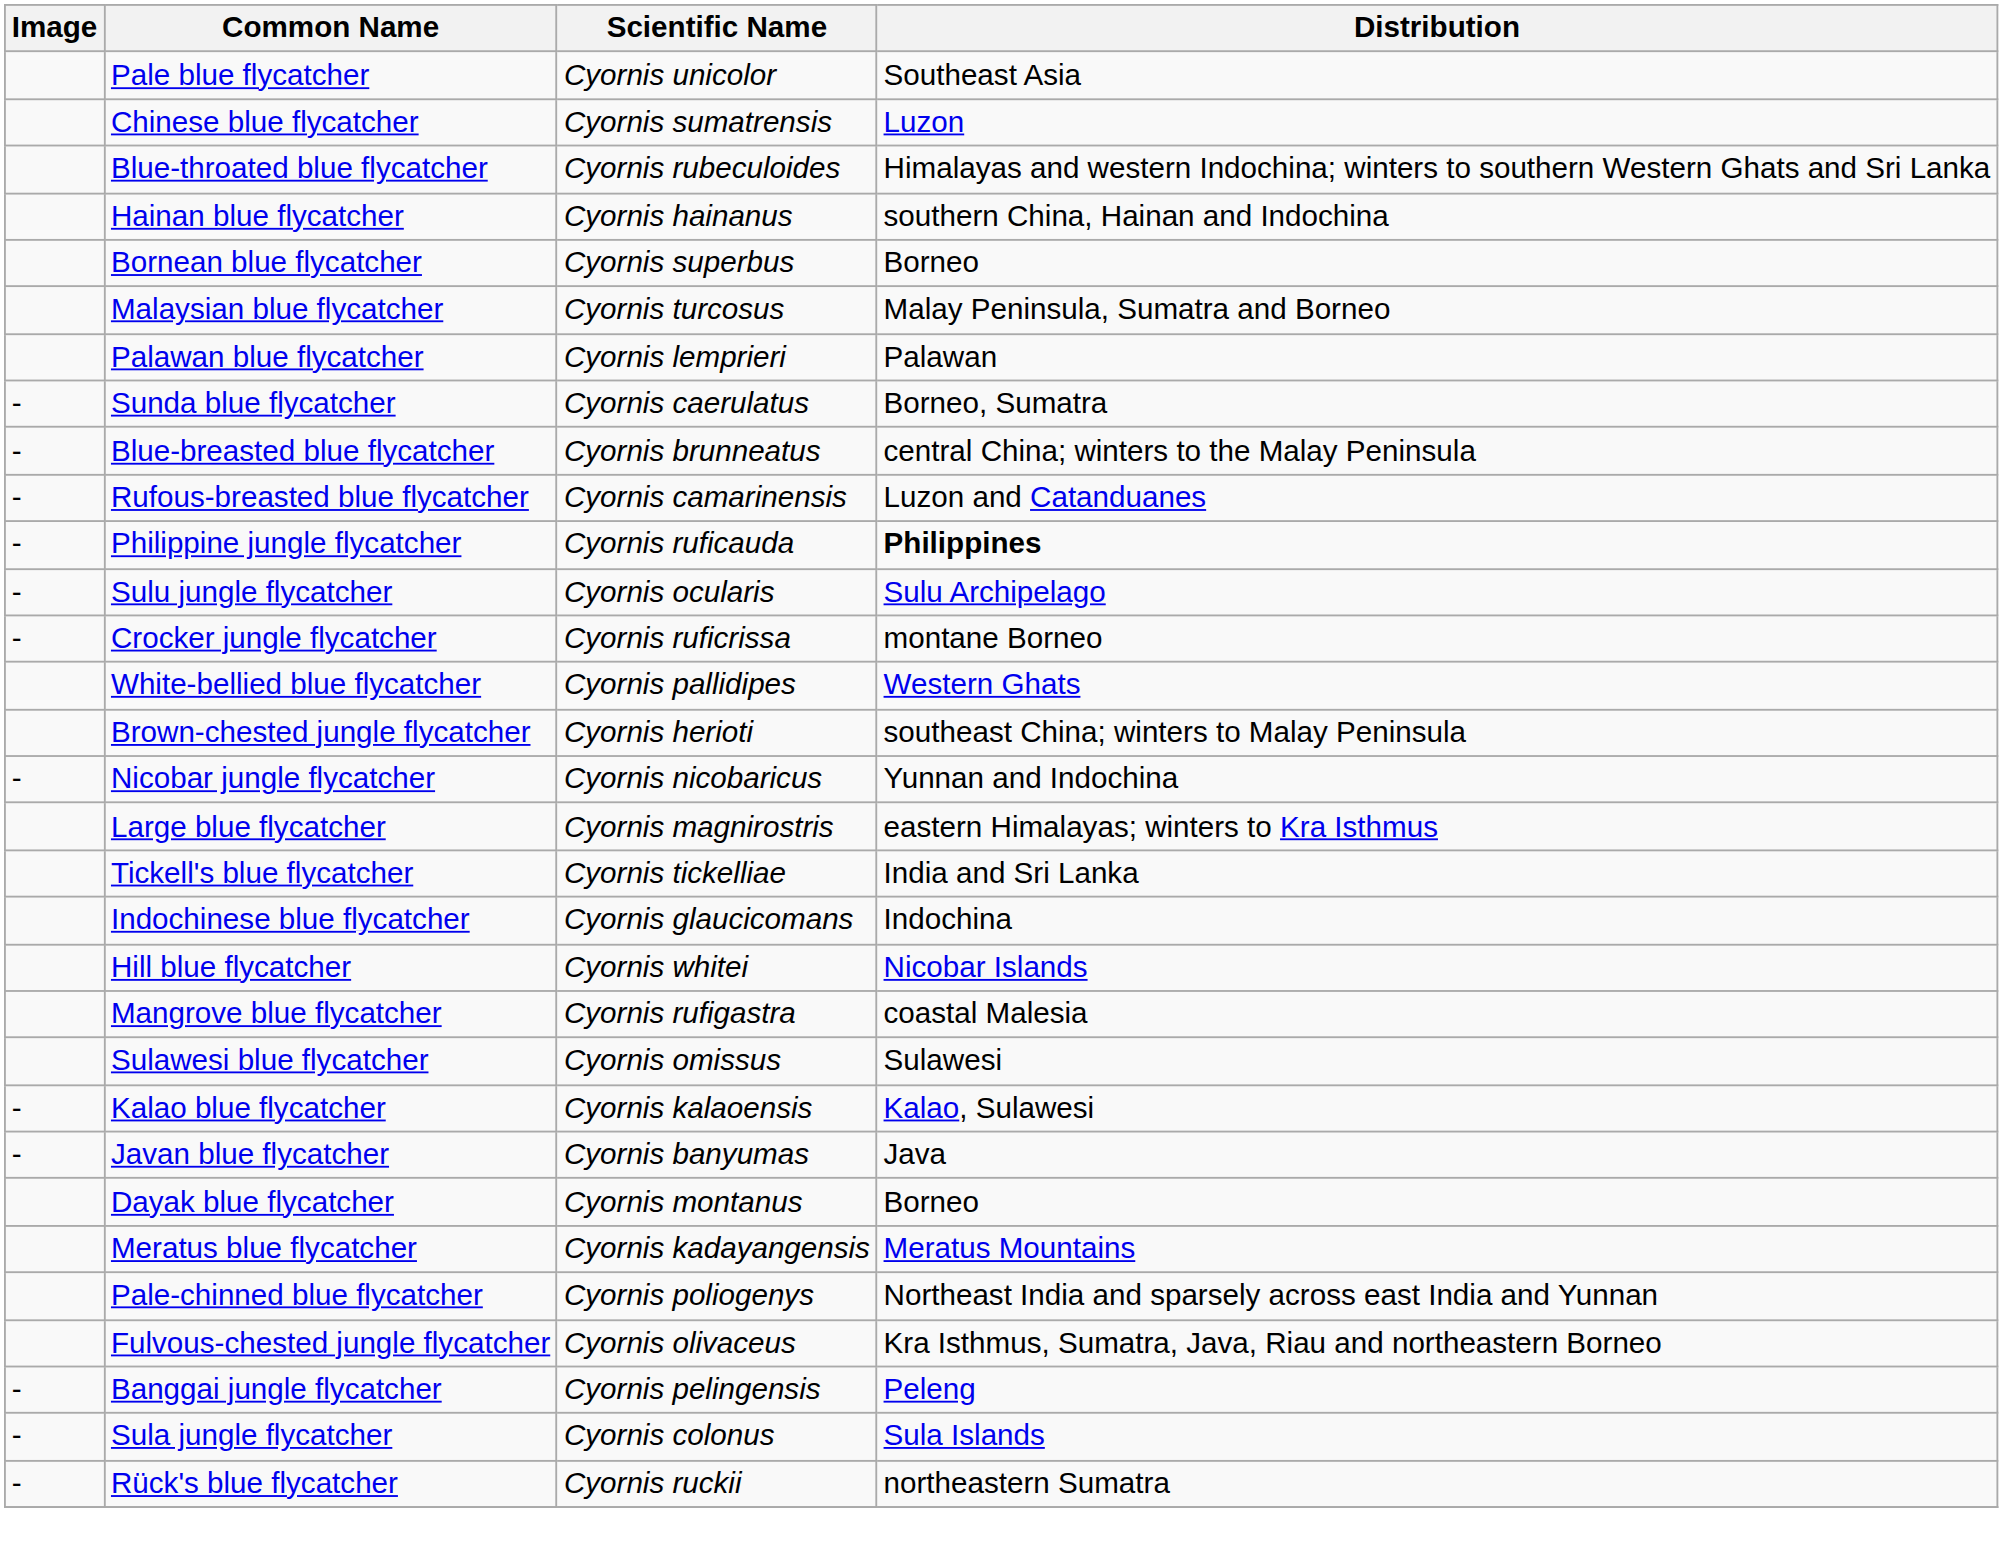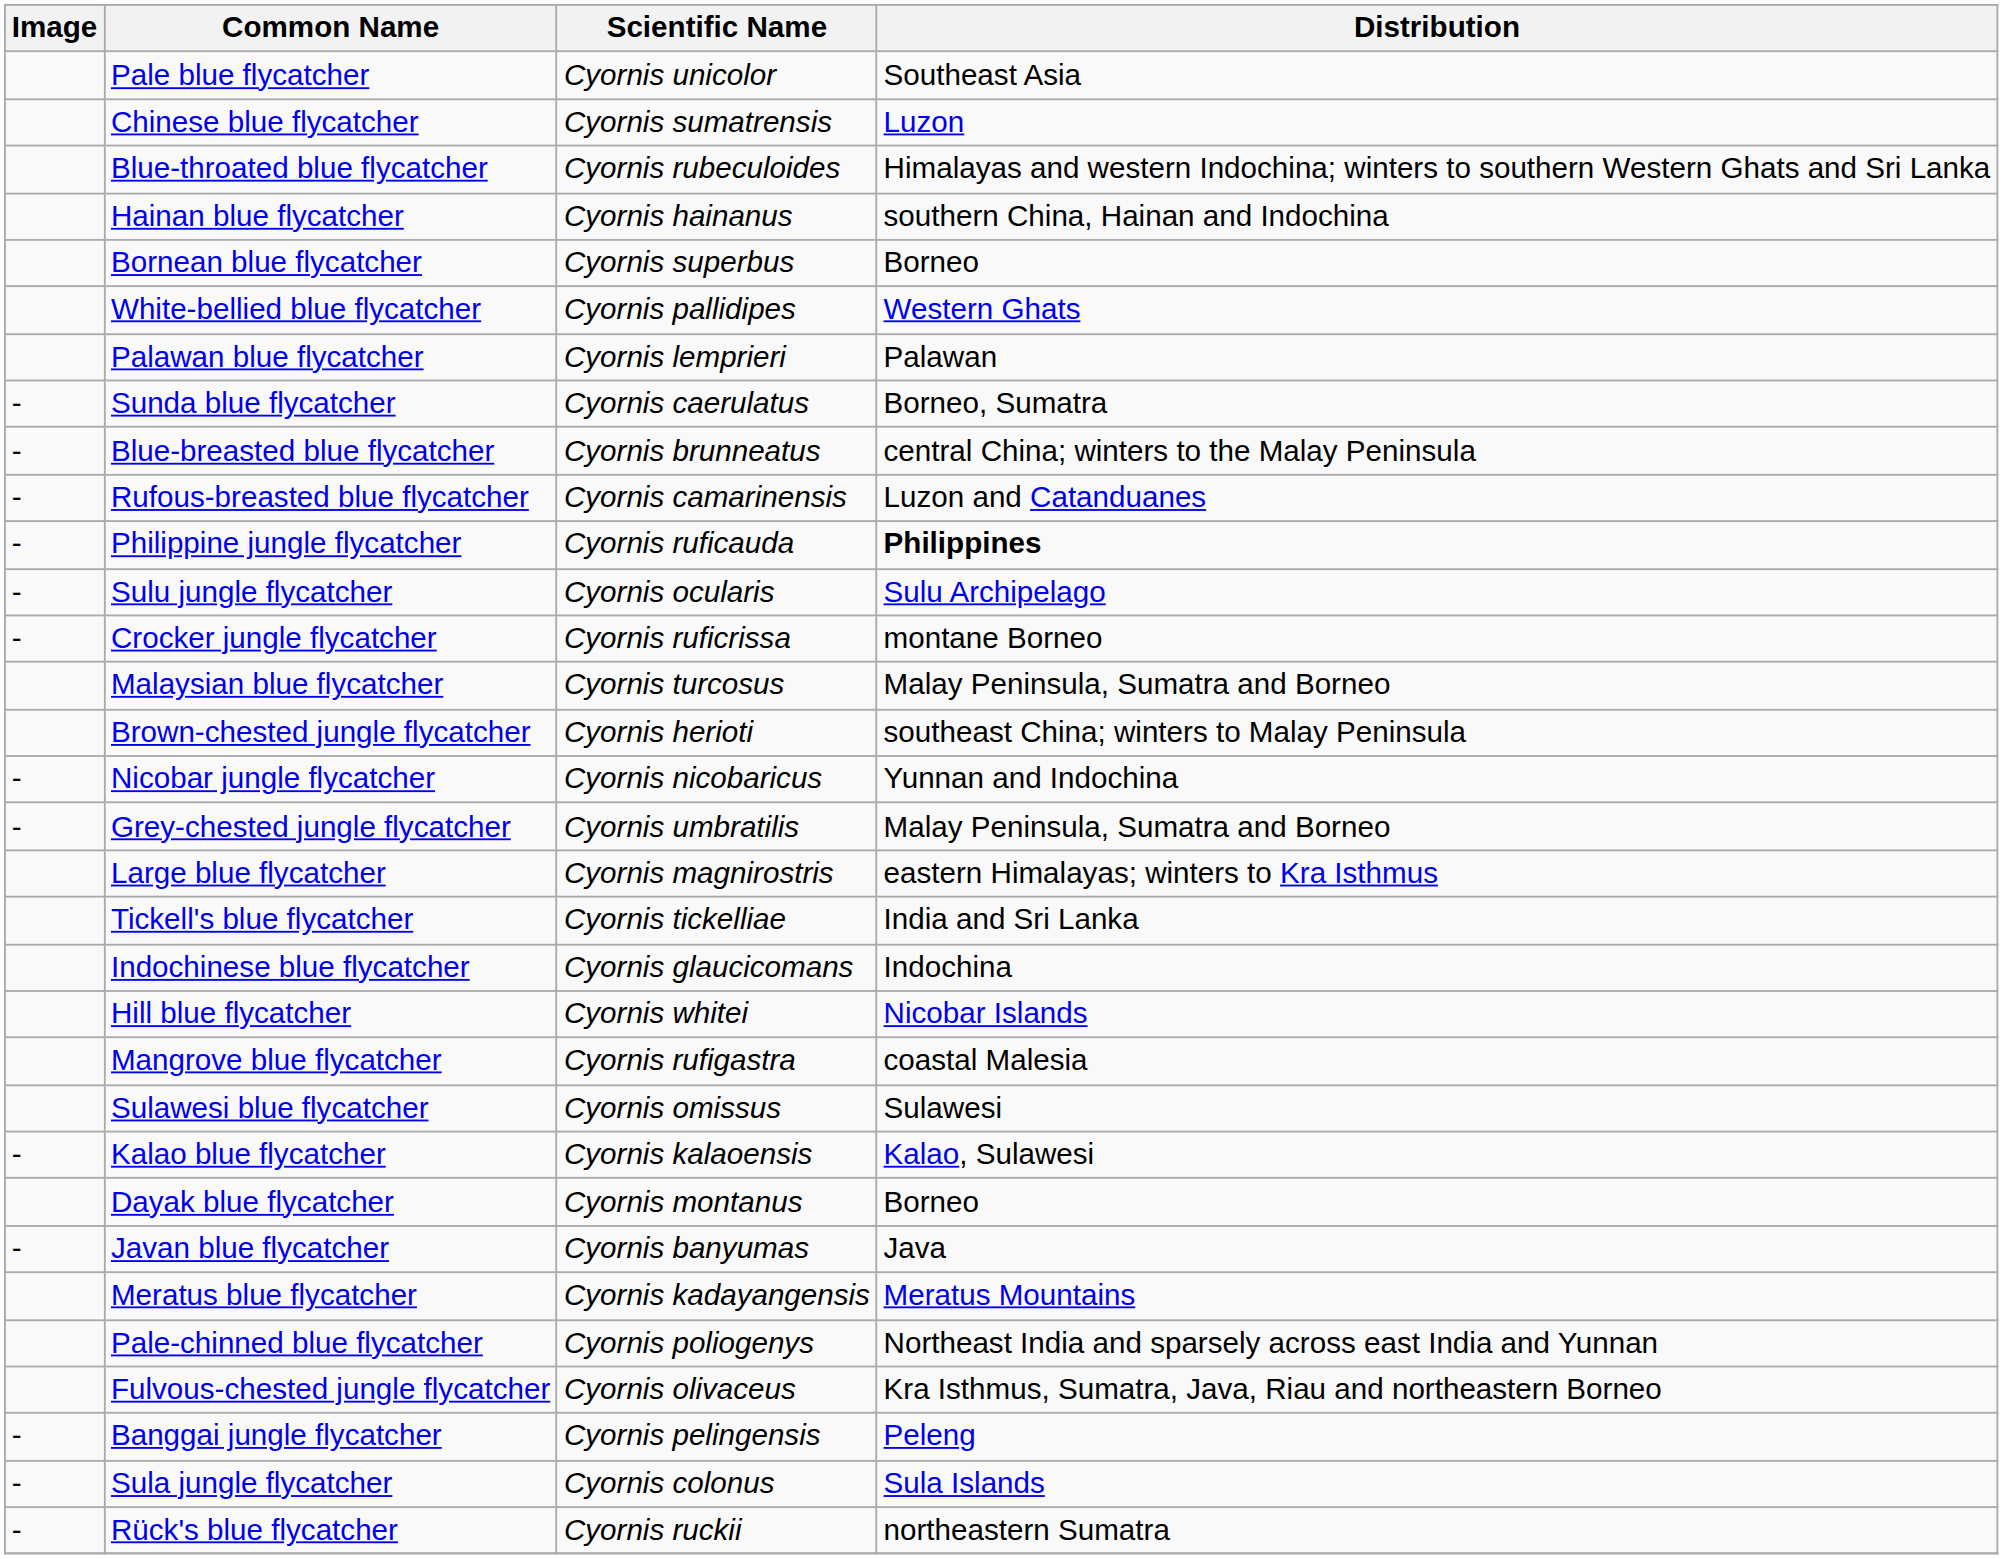rows swapped: (277, 309) <-> (296, 685)
+ row: (311, 826)
rows swapped: (250, 1154) <-> (252, 1201)
